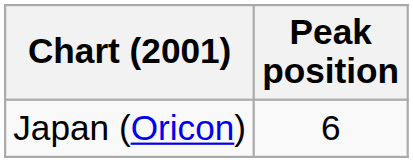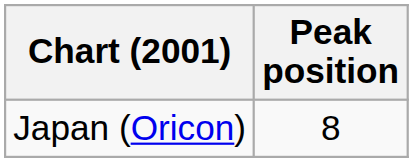(331, 127) 6 -> (331, 127) 8
